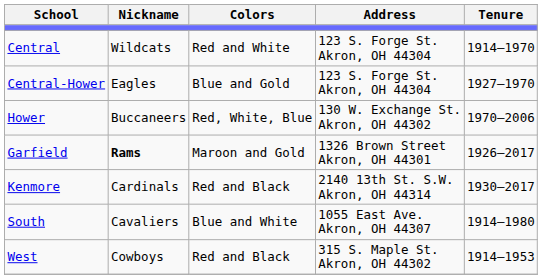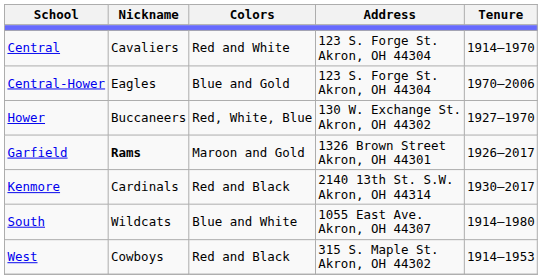(141, 48) Wildcats -> (145, 48) Cavaliers
(501, 83) 1927–1970 -> (501, 83) 1970–2006
(501, 118) 1970–2006 -> (501, 118) 1927–1970
(145, 222) Cavaliers -> (141, 222) Wildcats
